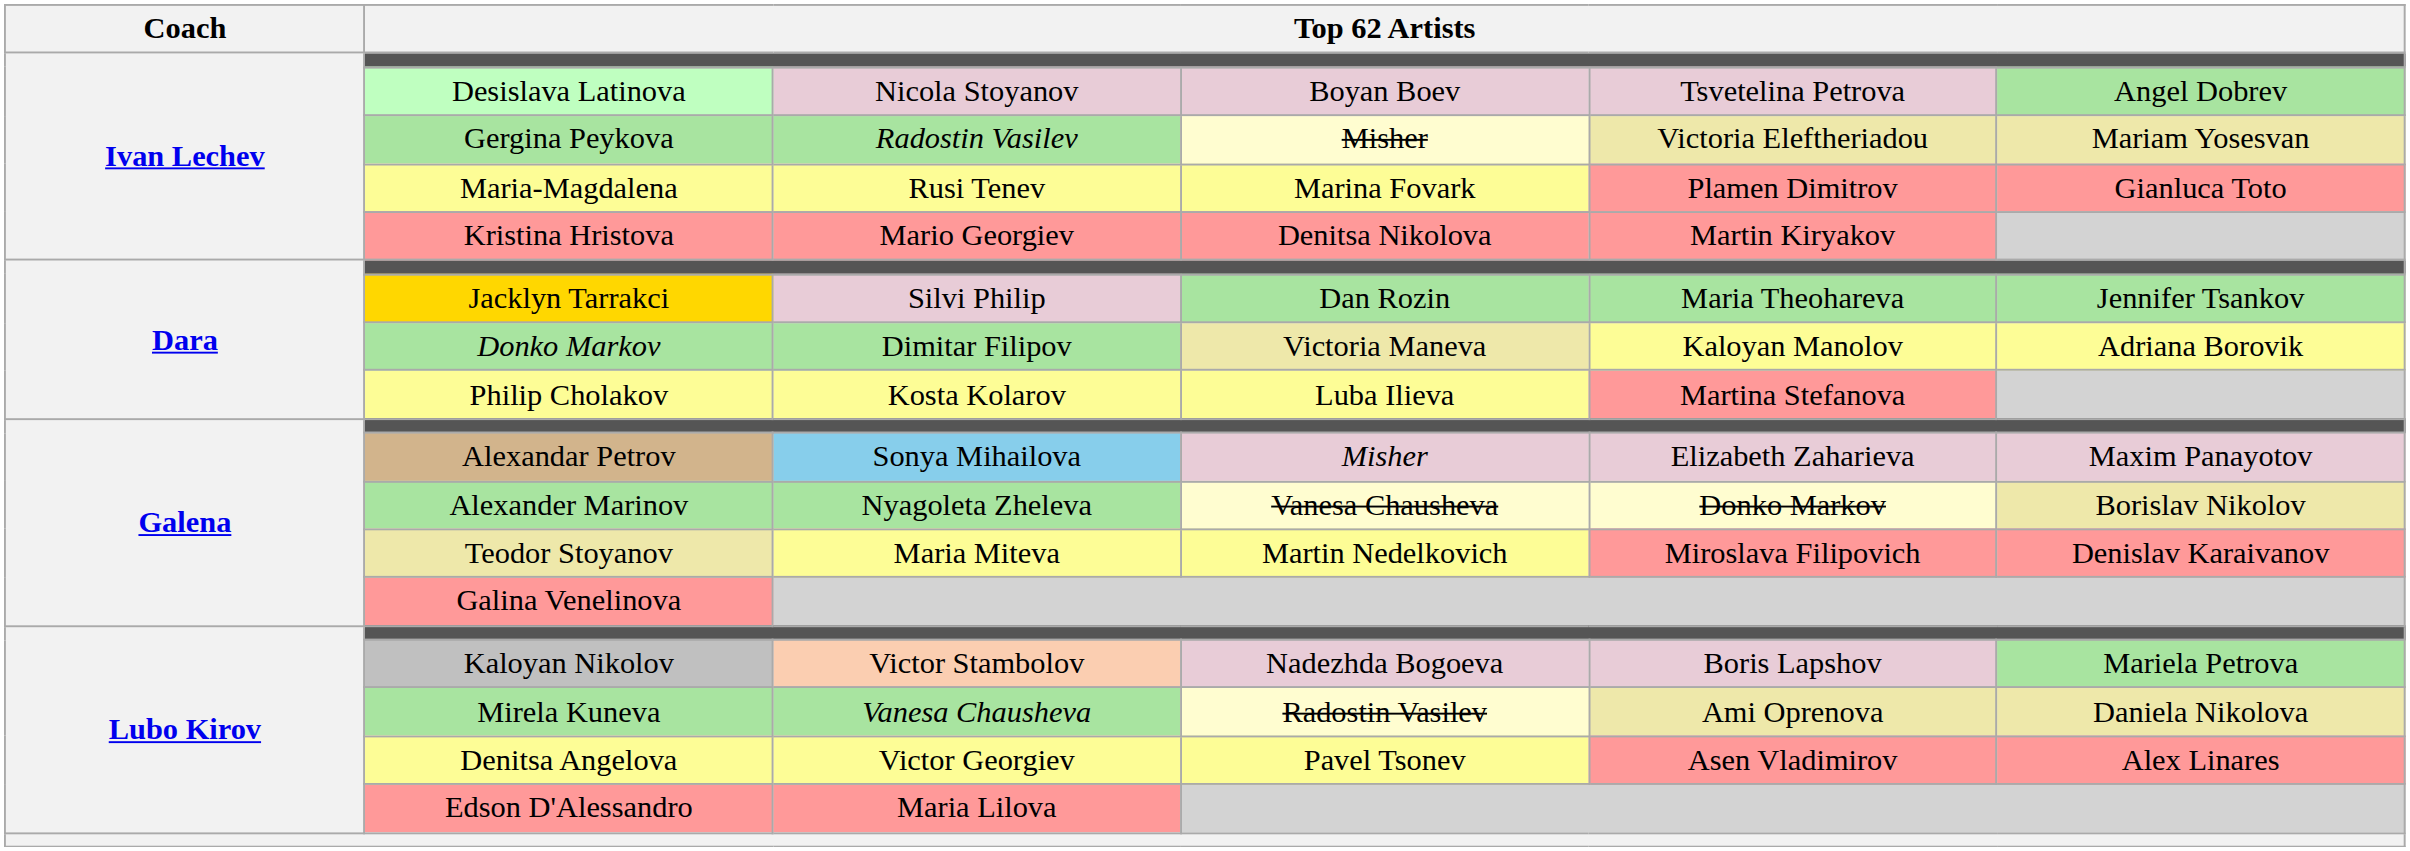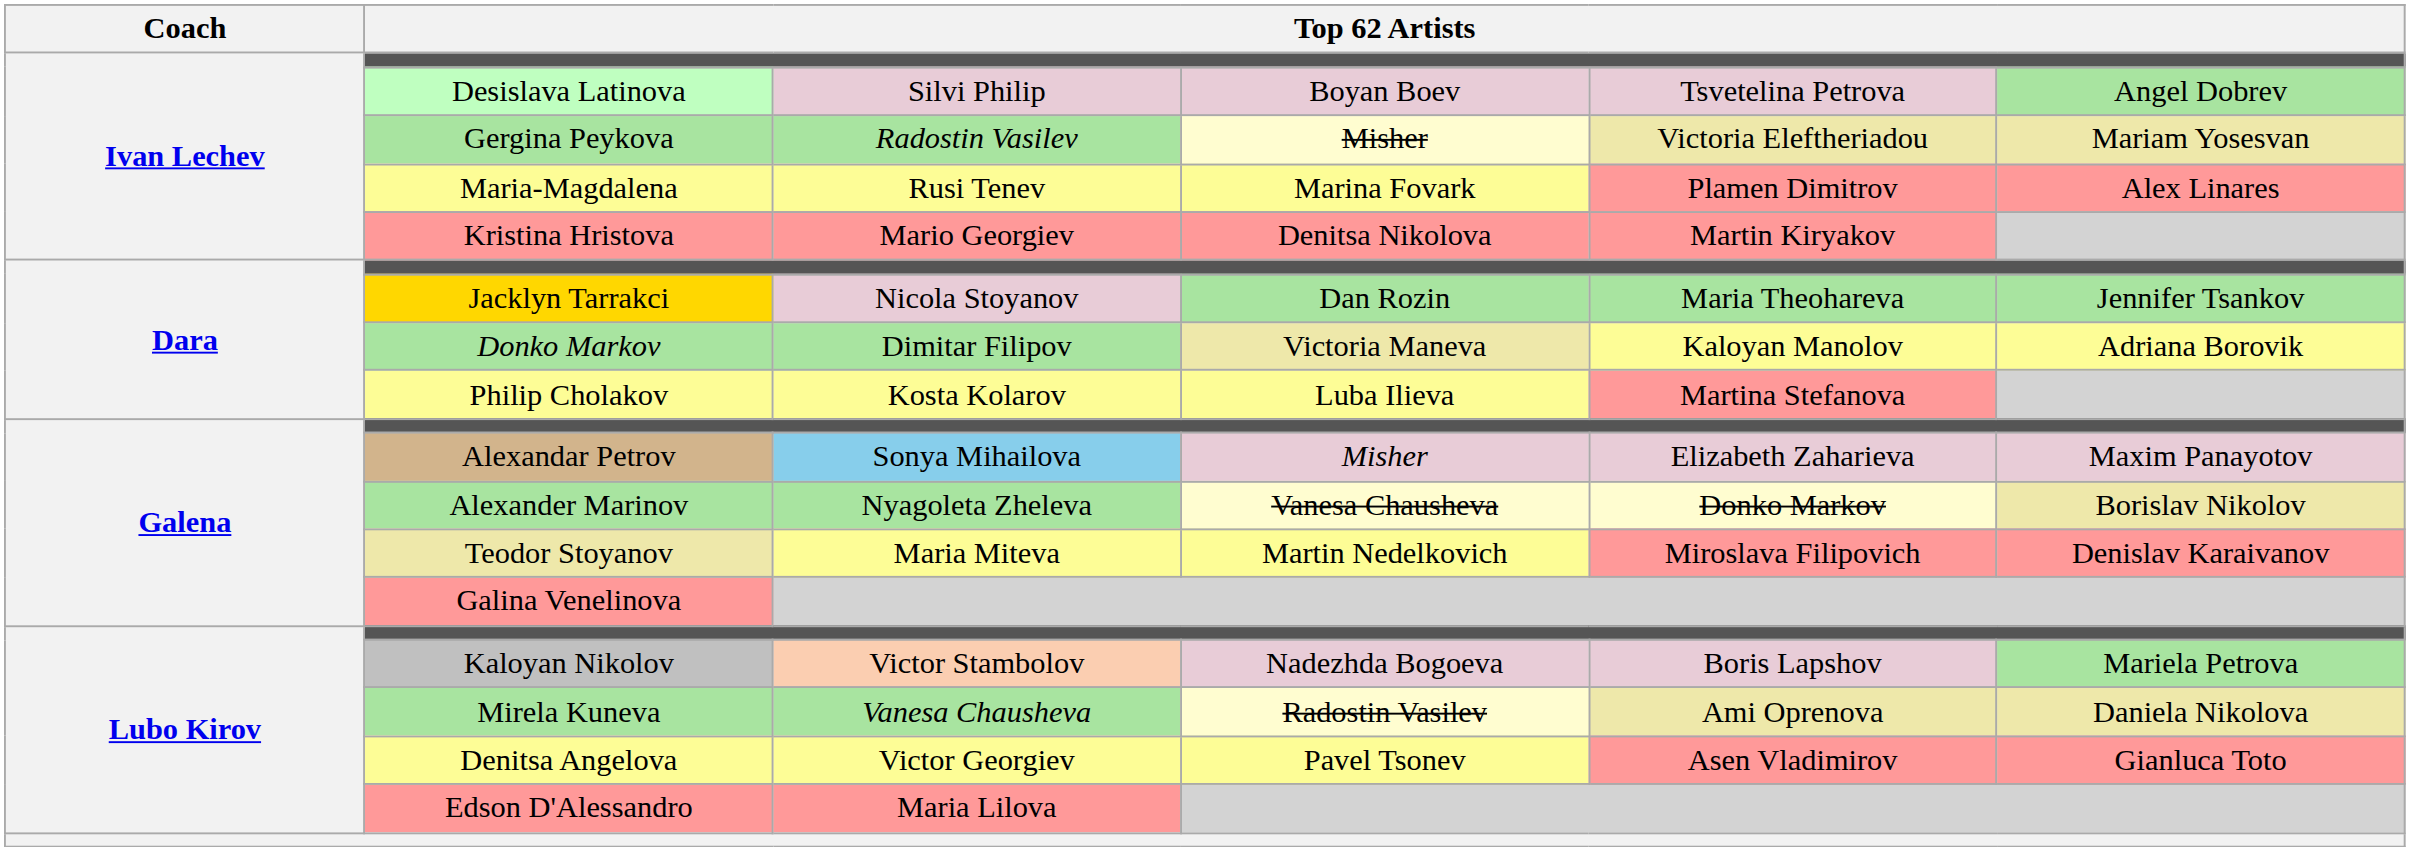(977, 90) Nicola Stoyanov -> (977, 90) Silvi Philip
(2201, 187) Gianluca Toto -> (2201, 187) Alex Linares
(977, 297) Silvi Philip -> (977, 297) Nicola Stoyanov
(2201, 759) Alex Linares -> (2201, 759) Gianluca Toto
